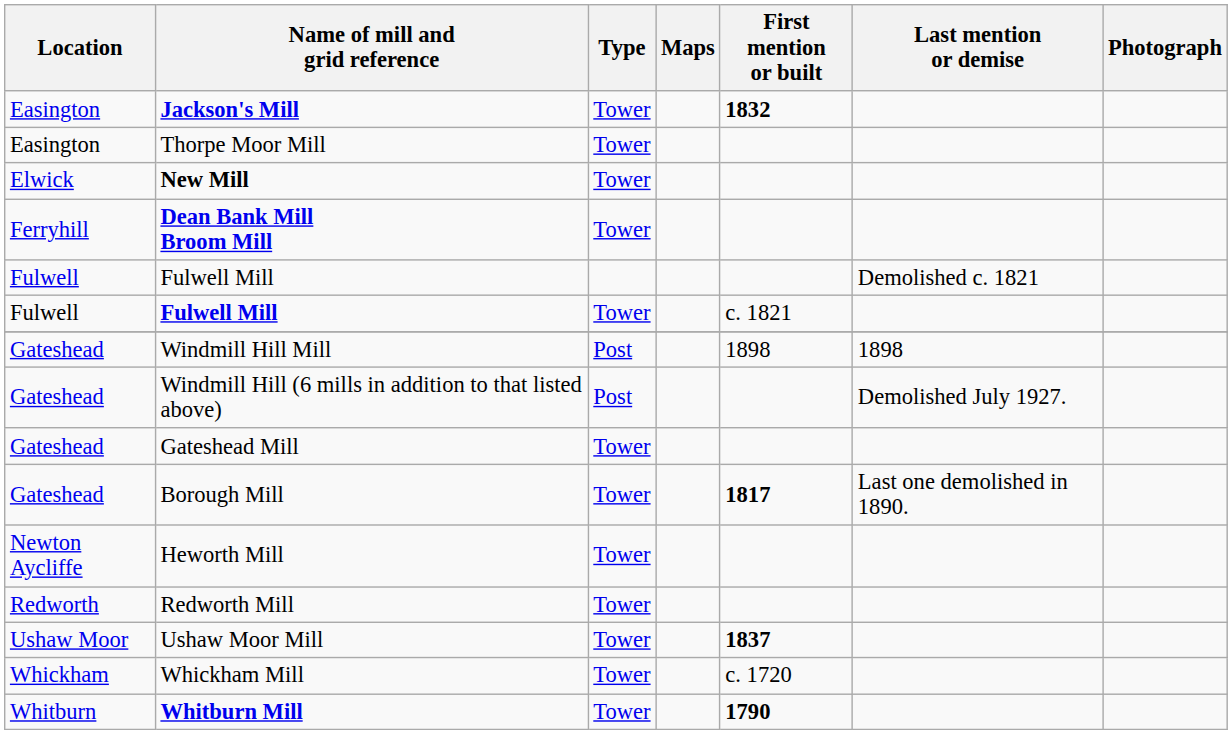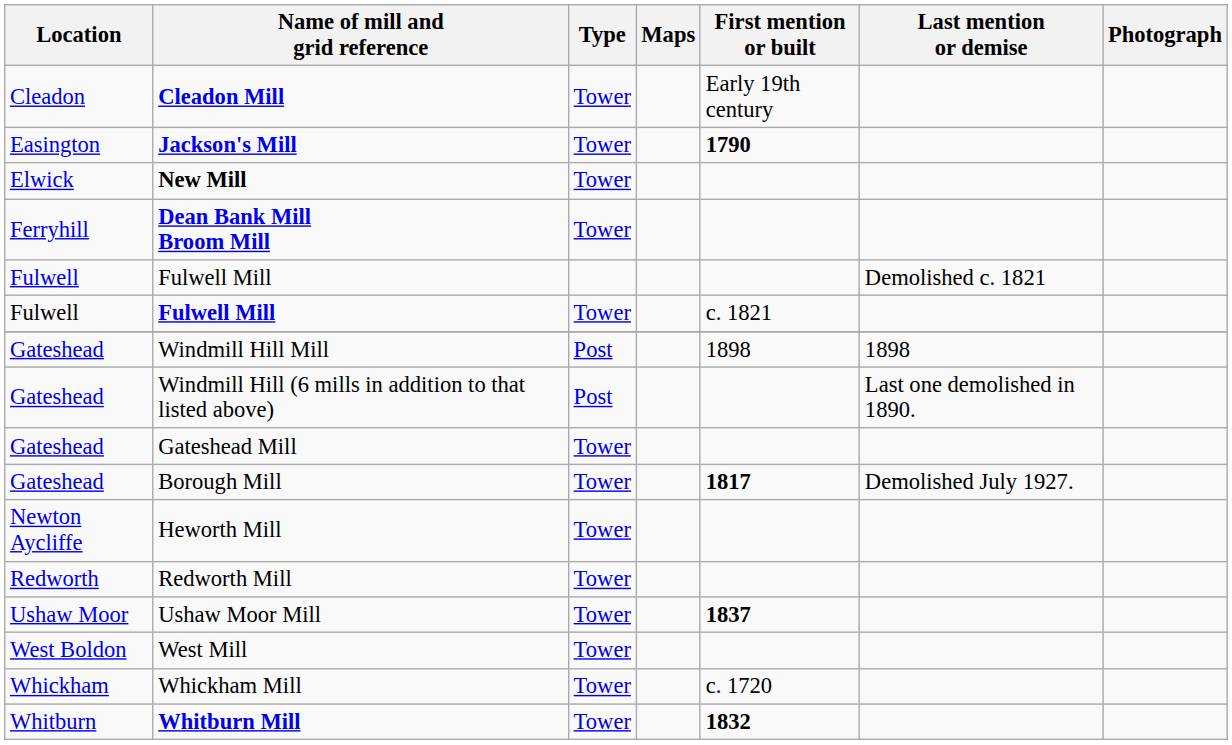+ row: (221, 96)
(748, 108) 1832 -> (728, 144) 1790
- row: (243, 144)
(962, 397) Demolished July 1927. -> (970, 397) Last one demolished in 1890.
(963, 494) Last one demolished in 1890. -> (969, 481) Demolished July 1927.
+ row: (203, 650)
(748, 711) 1790 -> (728, 721) 1832
